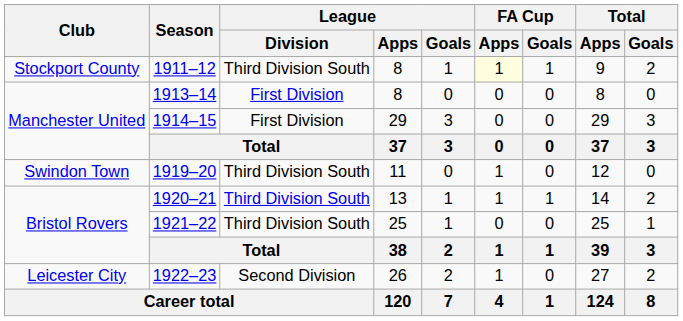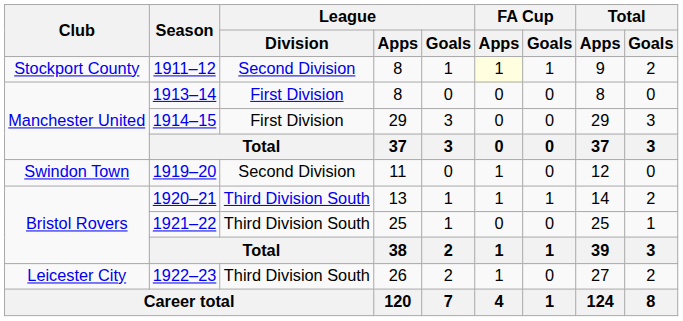(297, 69) Third Division South -> (297, 69) Second Division
(297, 172) Third Division South -> (297, 172) Second Division
(297, 276) Second Division -> (297, 276) Third Division South
